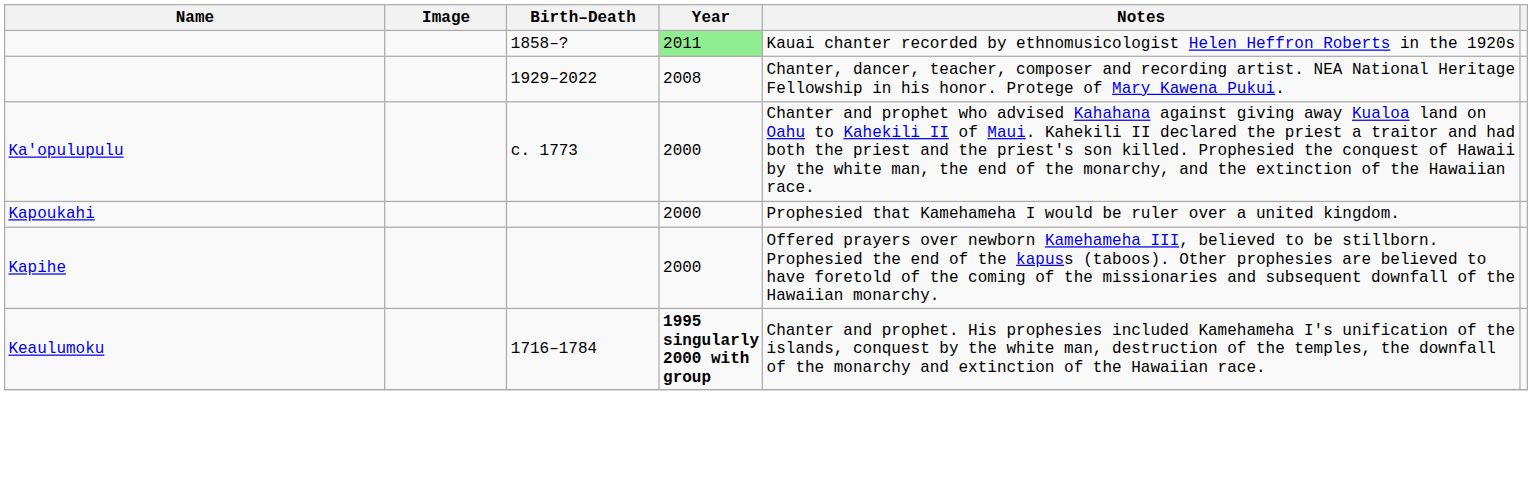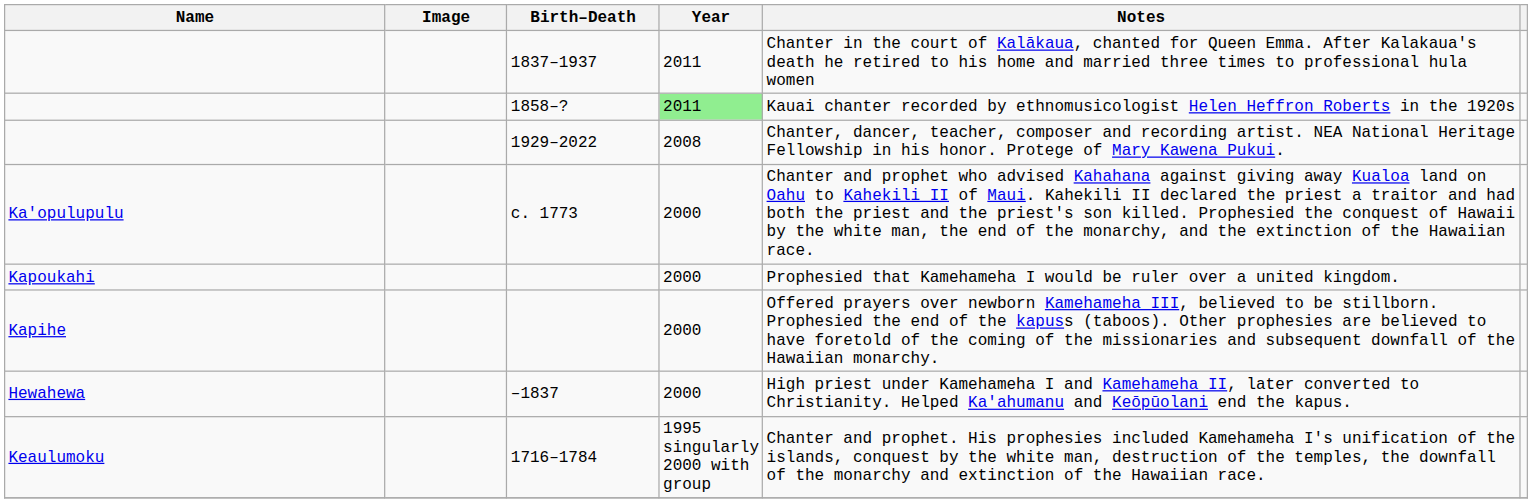+ row: (195, 62)
+ row: (47, 394)
(711, 349) bold -> (711, 457) normal
